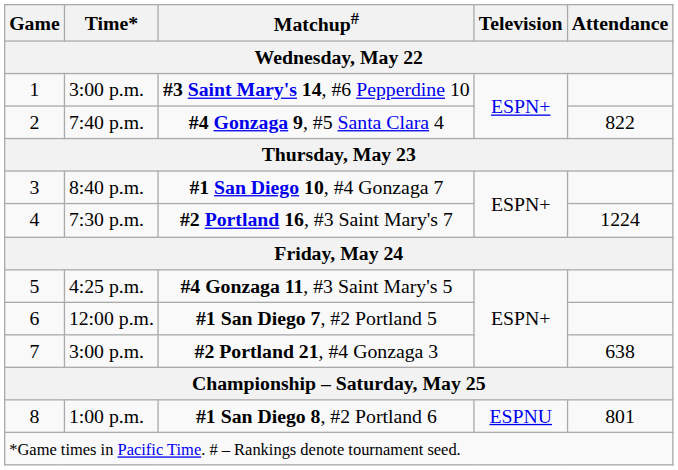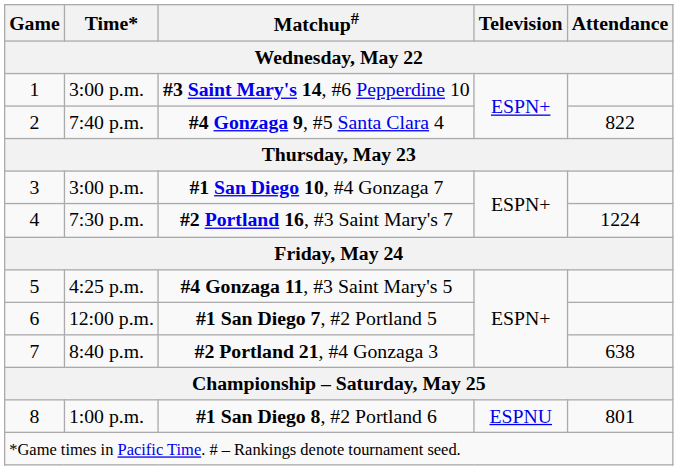(106, 187) 8:40 p.m. -> (106, 187) 3:00 p.m.
(106, 350) 3:00 p.m. -> (106, 350) 8:40 p.m.
